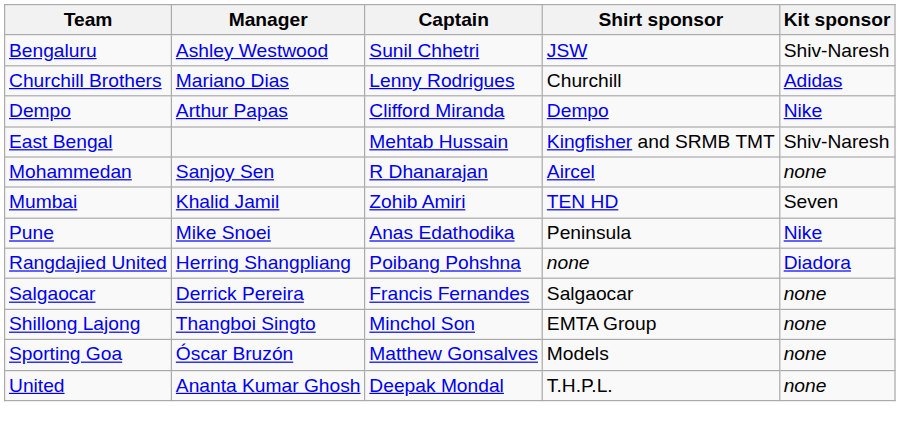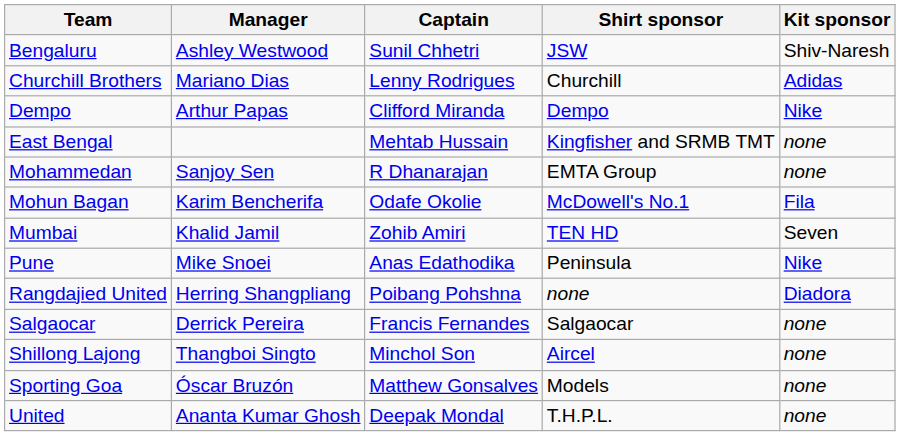(837, 141) Shiv-Naresh -> (805, 141) none
(571, 171) Aircel -> (602, 171) EMTA Group
+ row: (69, 202)
(602, 324) EMTA Group -> (571, 354) Aircel
